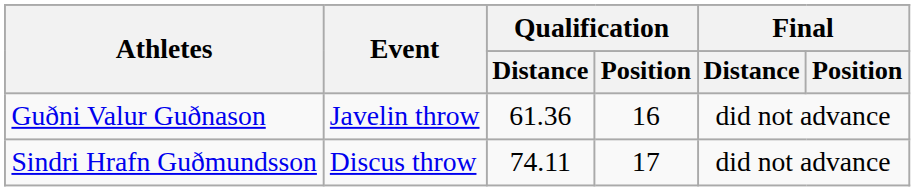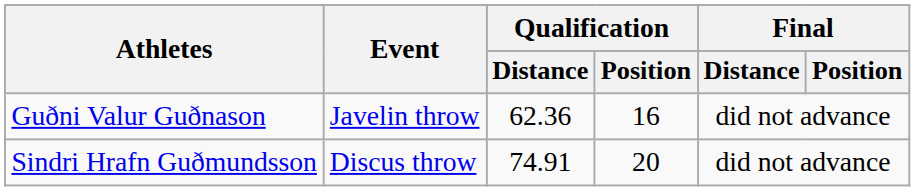(540, 116) 61.36 -> (540, 116) 62.36
(540, 162) 74.11 -> (540, 162) 74.91
(646, 162) 17 -> (646, 162) 20
